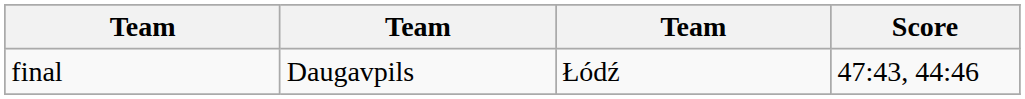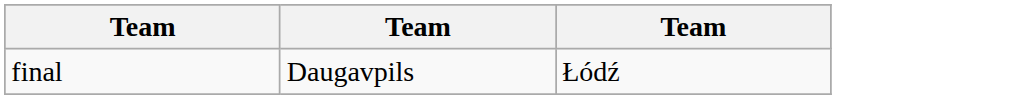- column: (925, 26)
